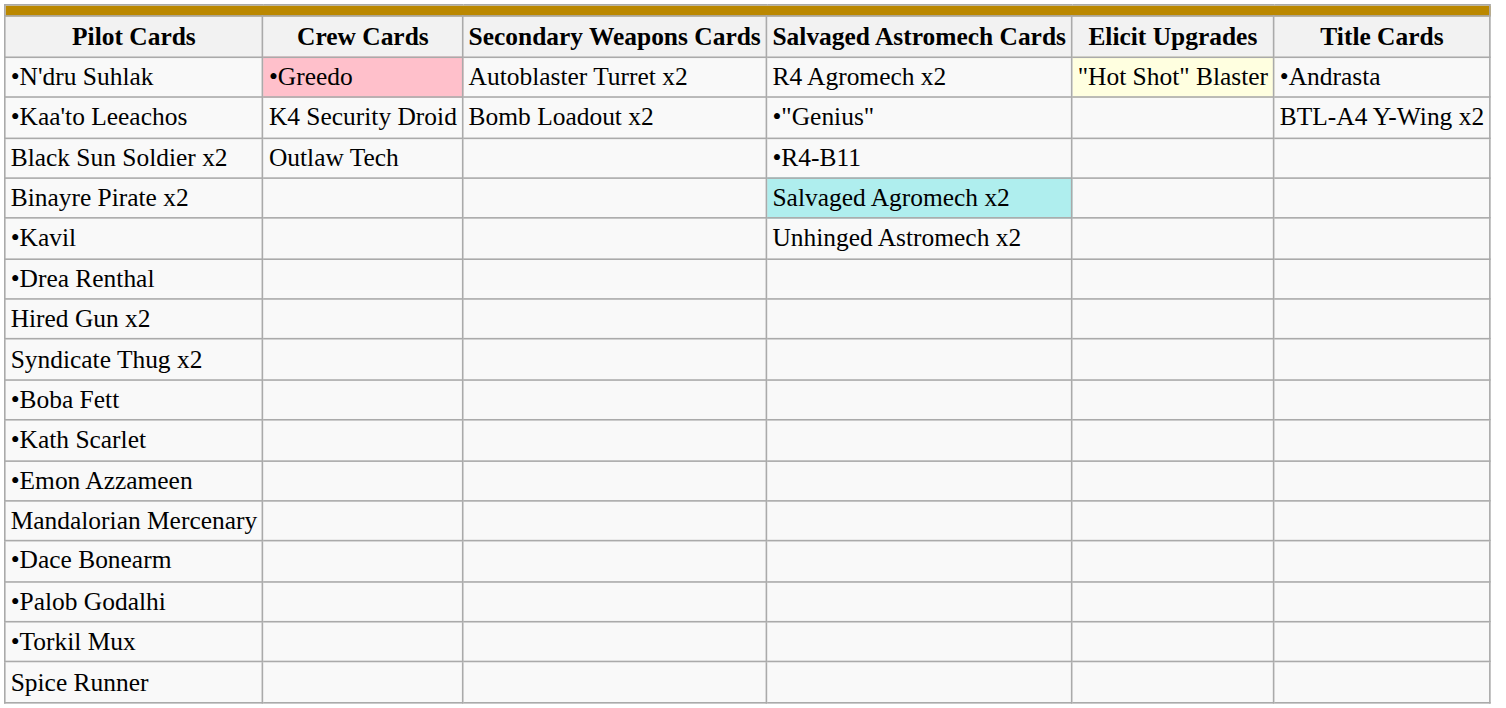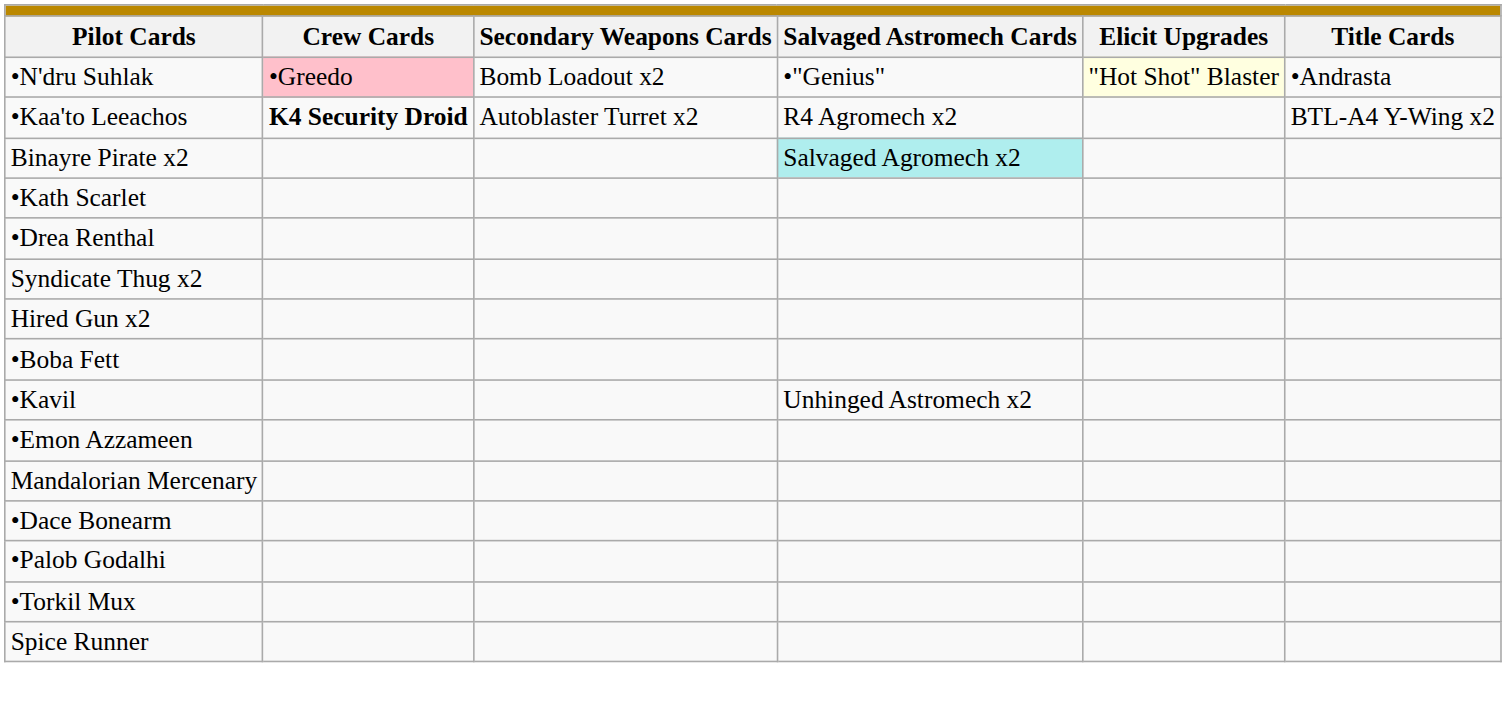(578, 76) Autoblaster Turret x2 -> (572, 76) Bomb Loadout x2
(859, 76) R4 Agromech x2 -> (834, 76) •"Genius"
(363, 117) normal -> (368, 117) bold
(561, 117) Bomb Loadout x2 -> (589, 117) Autoblaster Turret x2
(823, 117) •"Genius" -> (870, 117) R4 Agromech x2
- row: (119, 157)
rows swapped: (43, 238) <-> (78, 439)
rows swapped: (81, 318) <-> (107, 359)
